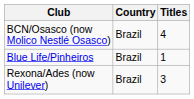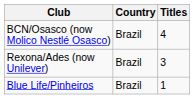rows swapped: (51, 79) <-> (50, 57)
